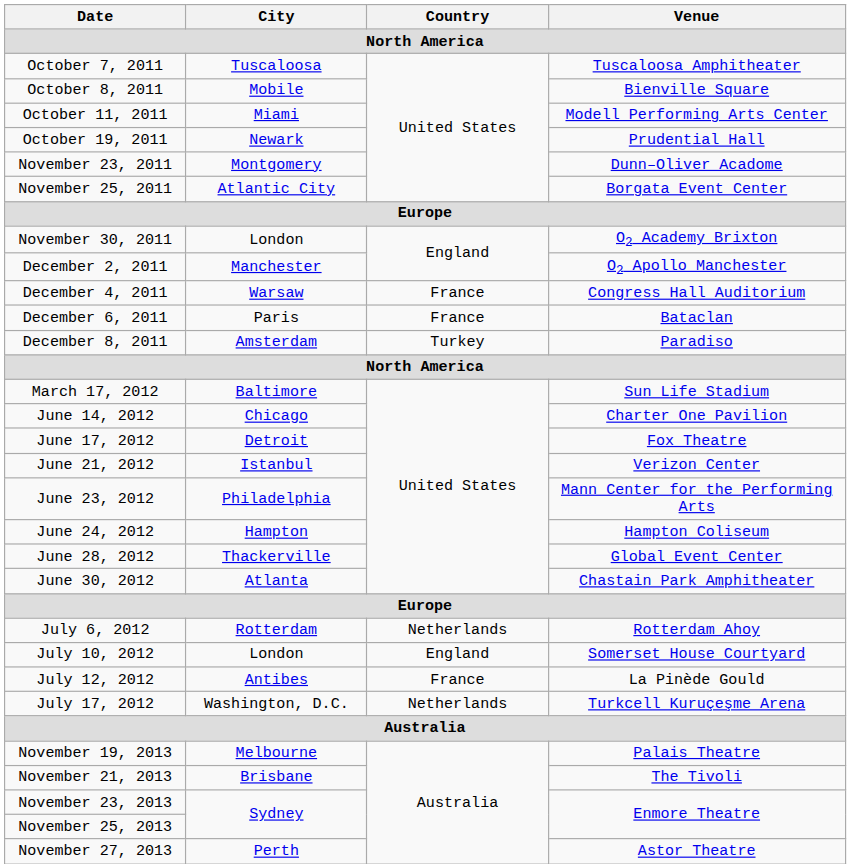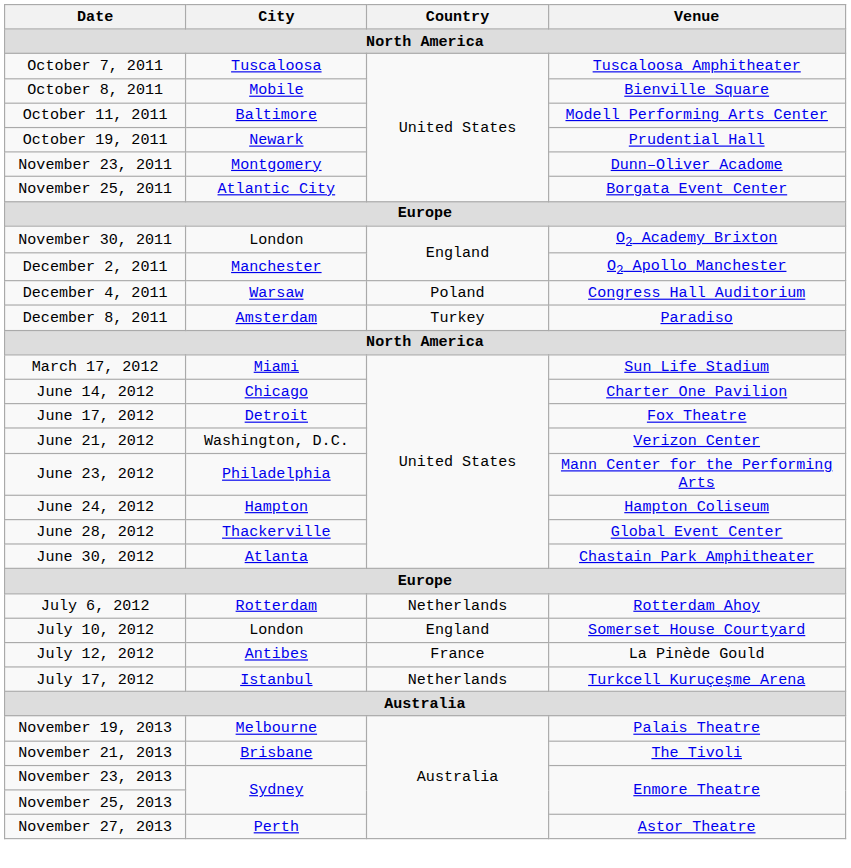(276, 115) Miami -> (276, 115) Baltimore
(458, 293) France -> (458, 293) Poland
- row: (95, 318)
(276, 392) Baltimore -> (276, 367) Miami
(276, 465) Istanbul -> (276, 441) Washington, D.C.
(276, 704) Washington, D.C. -> (276, 679) Istanbul
